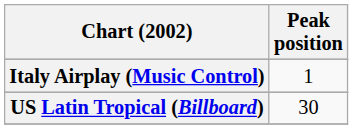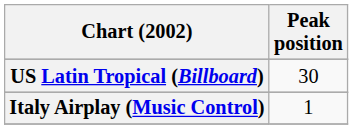rows swapped: (137, 75) <-> (137, 107)
